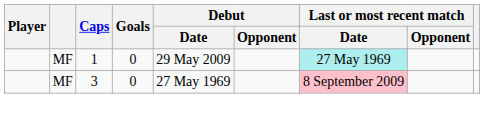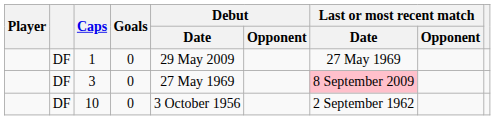(63, 59) MF -> (62, 59) DF
(354, 59) paleturquoise background -> (364, 59) no background
(63, 81) MF -> (62, 81) DF
+ row: (92, 103)
